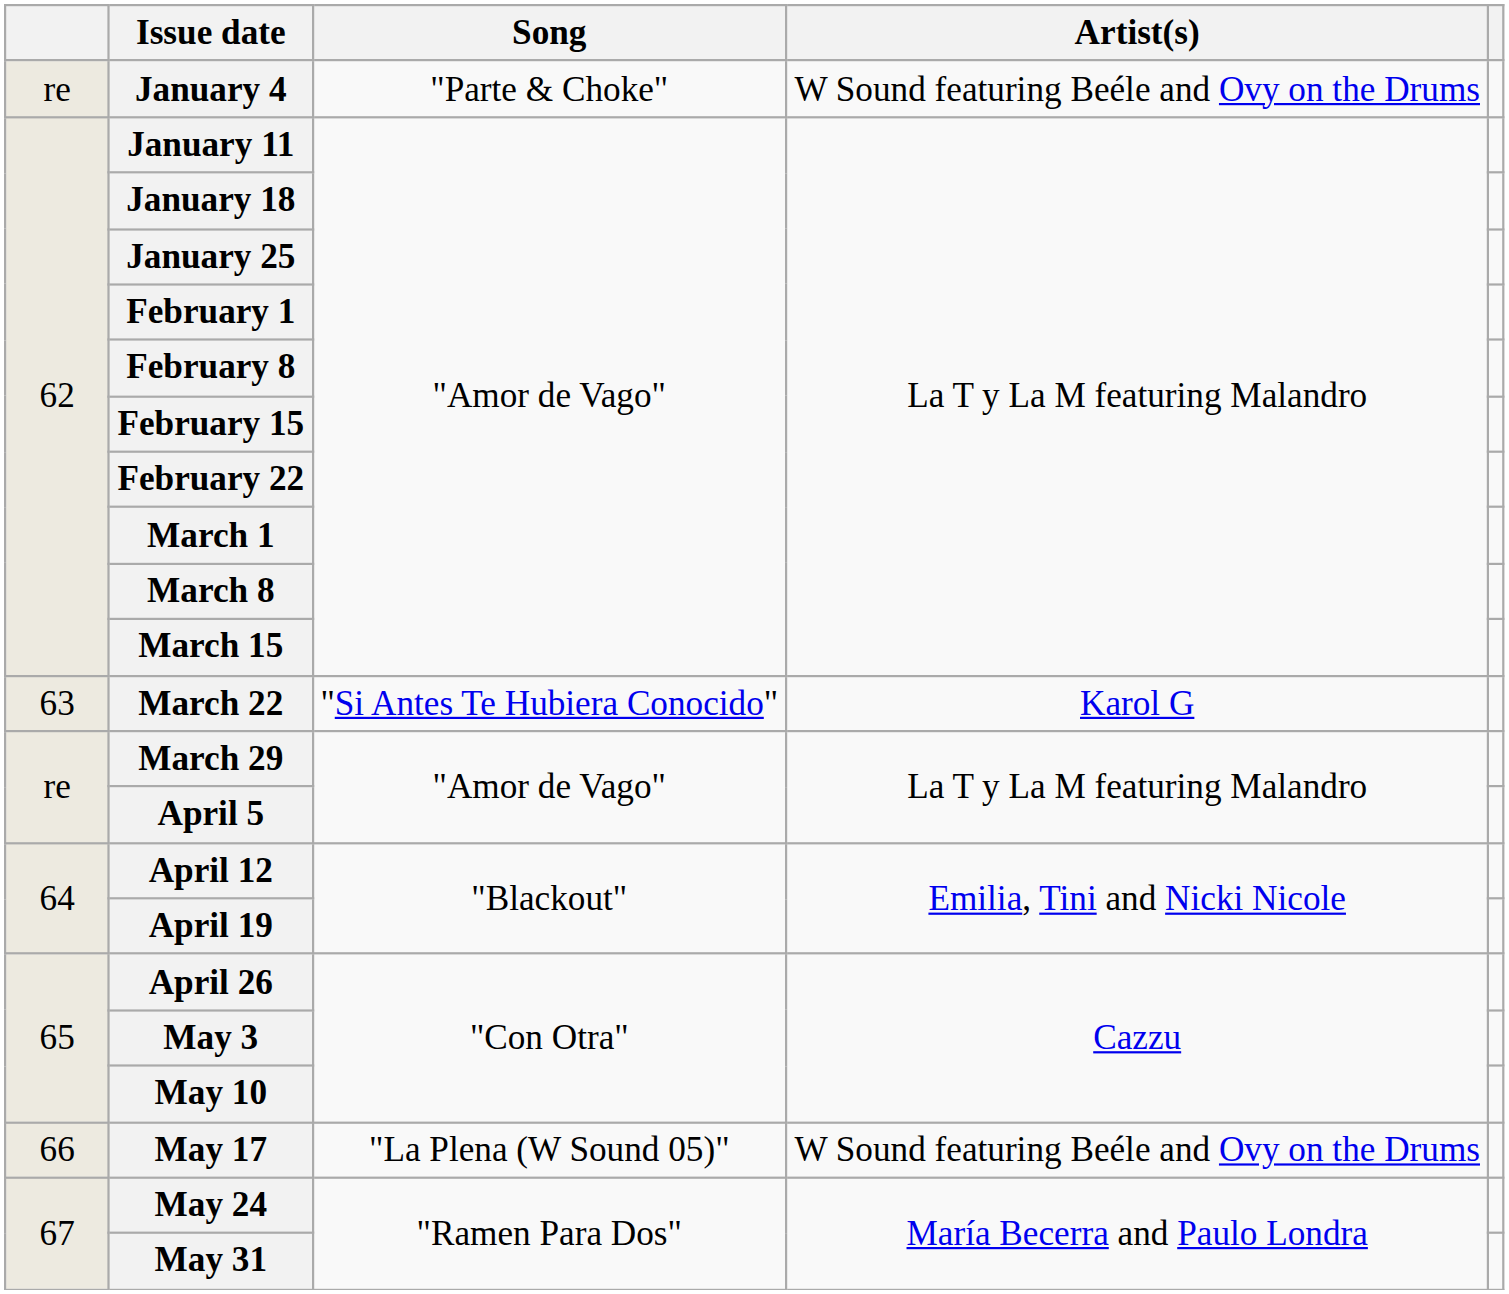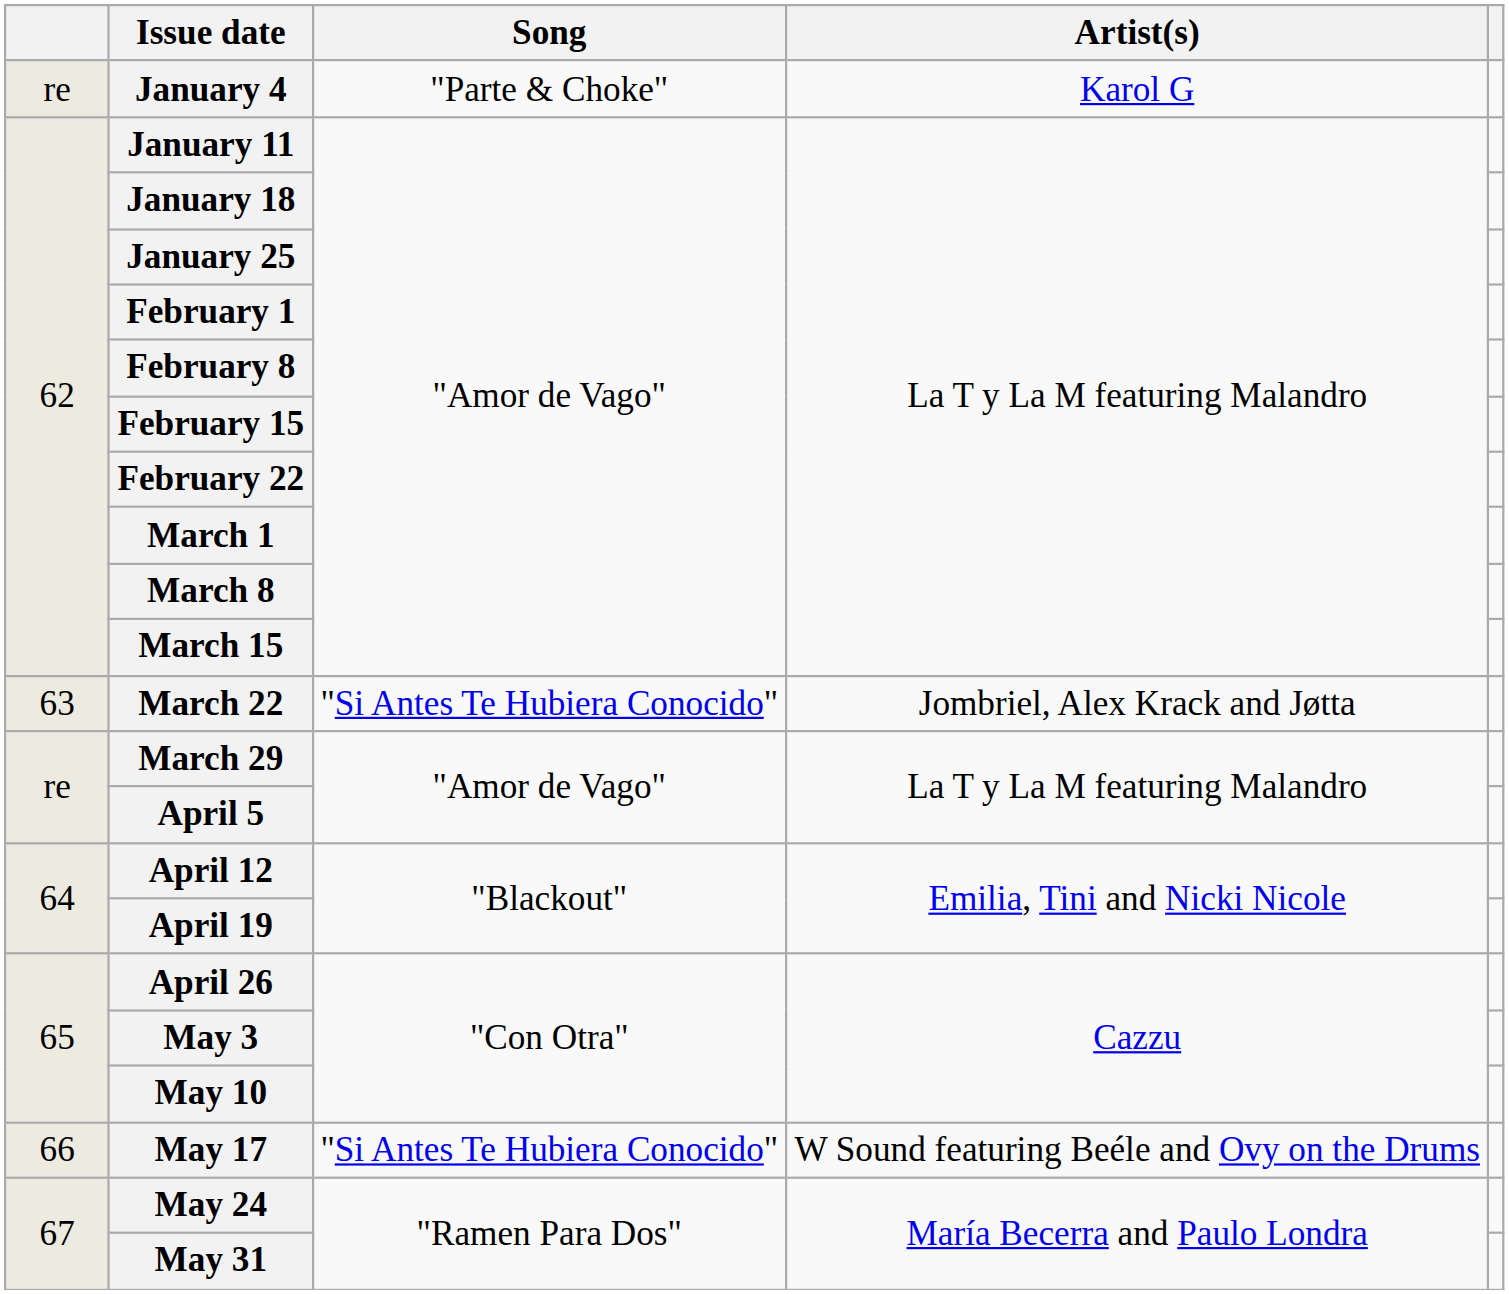(1137, 88) W Sound featuring Beéle and Ovy on the Drums -> (1137, 88) Karol G
(1137, 702) Karol G -> (1137, 702) Jombriel, Alex Krack and Jøtta
(549, 1148) "La Plena (W Sound 05)" -> (549, 1148) "Si Antes Te Hubiera Conocido"
